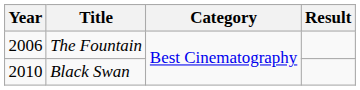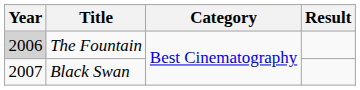(25, 44) no background -> (25, 44) lightgrey background
(25, 71) 2010 -> (25, 71) 2007
